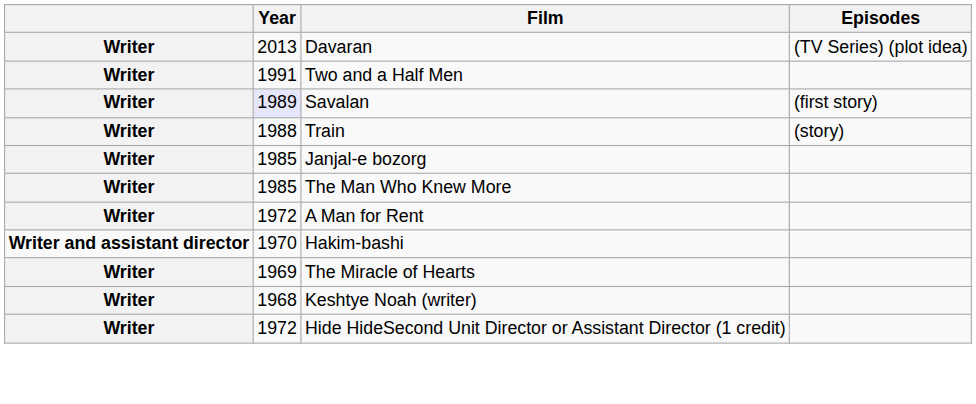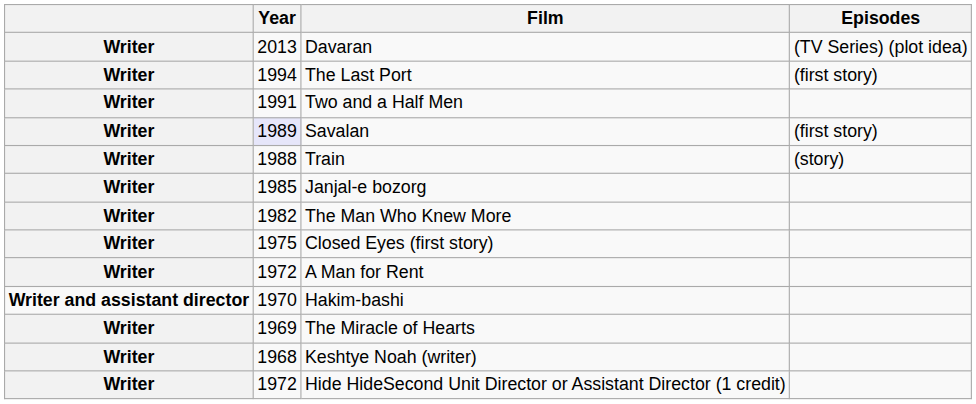+ row: (358, 74)
(277, 187) 1985 -> (277, 215) 1982
+ row: (399, 243)
